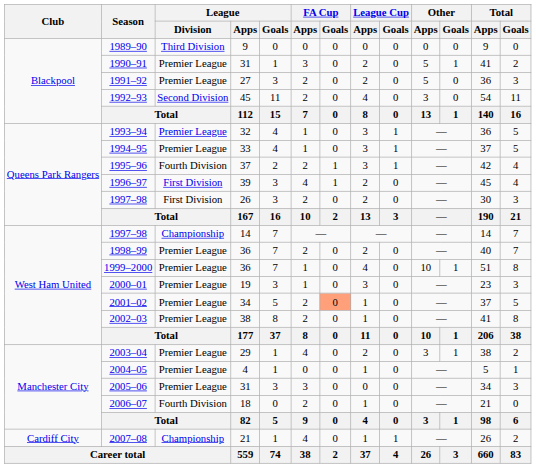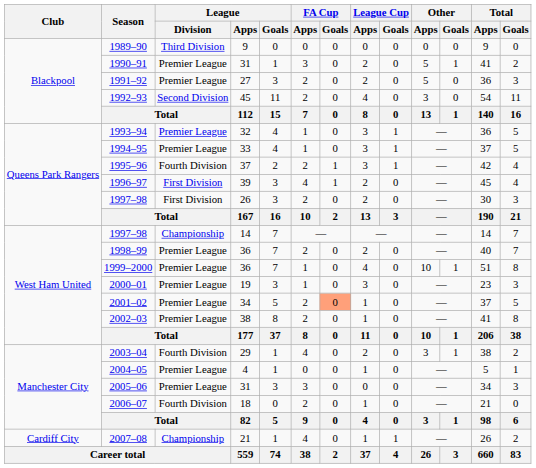(193, 353) Premier League -> (193, 353) Fourth Division
